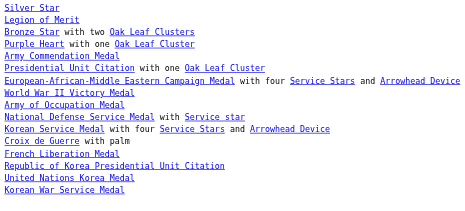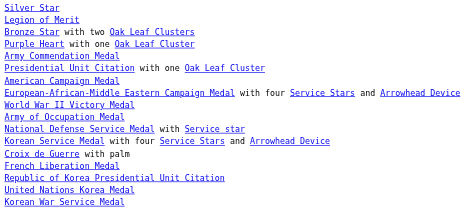+ row: (62, 81)
